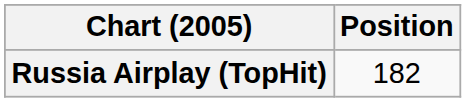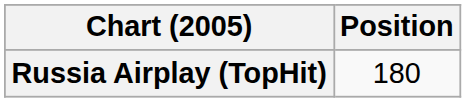(397, 73) 182 -> (397, 73) 180
